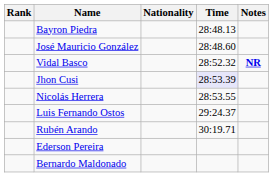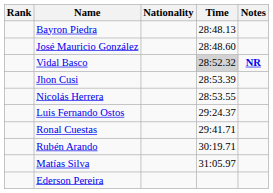(217, 63) no background -> (217, 63) lightgrey background
(217, 79) lavender background -> (217, 79) no background
+ row: (67, 130)
+ row: (63, 163)
- row: (81, 163)
